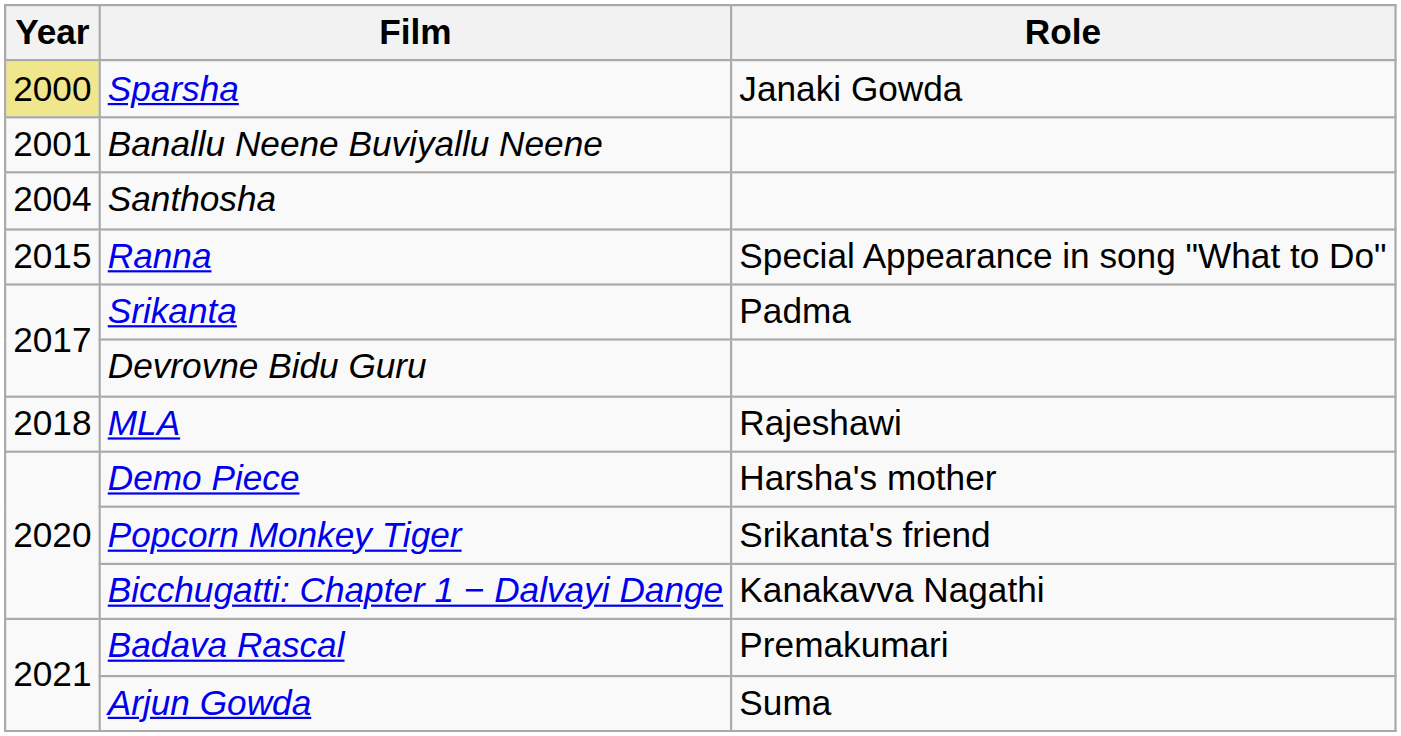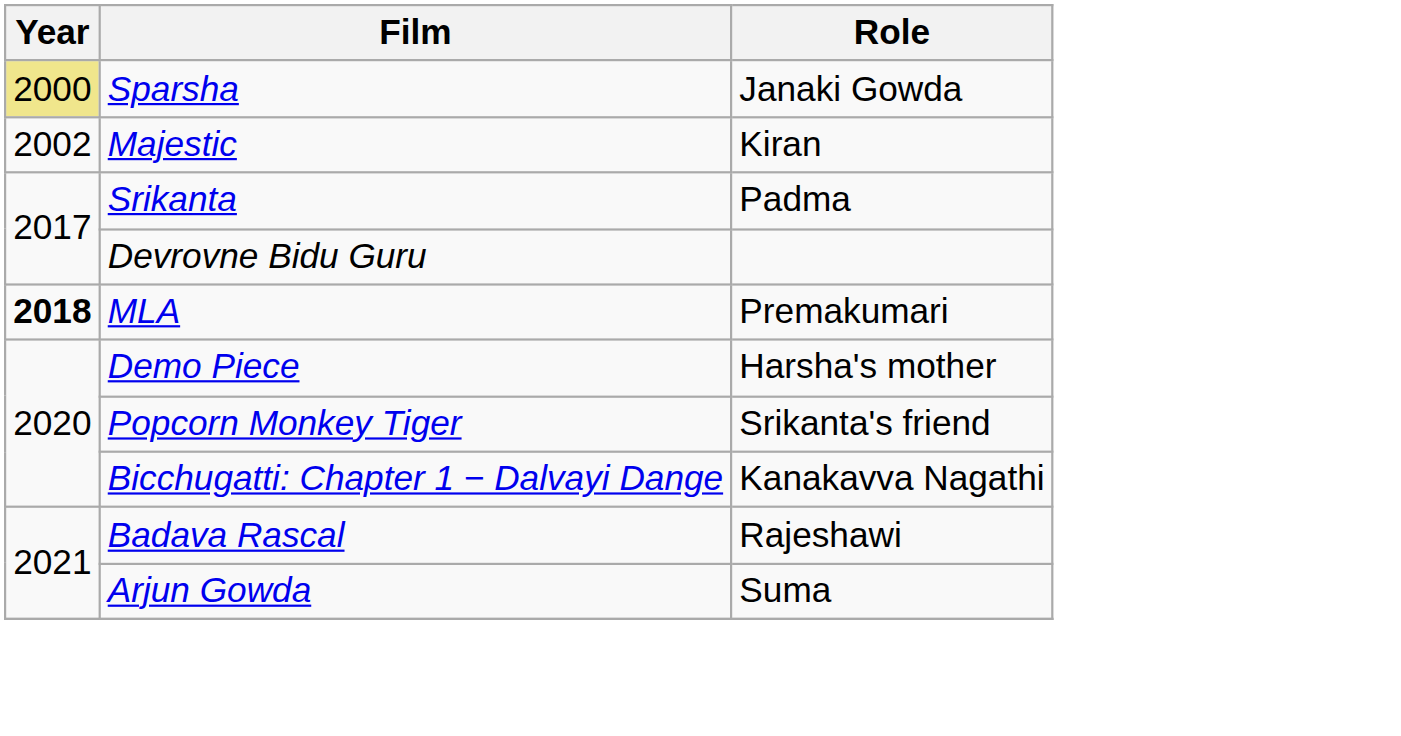- row: (355, 144)
+ row: (172, 144)
- row: (192, 199)
- row: (160, 255)
(52, 423) normal -> (52, 311) bold
(821, 423) Rajeshawi -> (844, 311) Premakumari
(844, 646) Premakumari -> (821, 534) Rajeshawi
